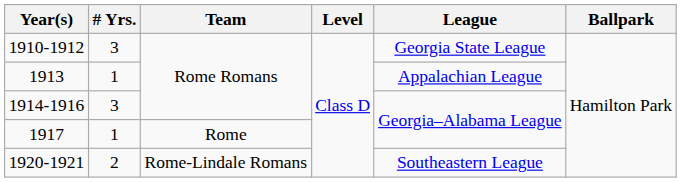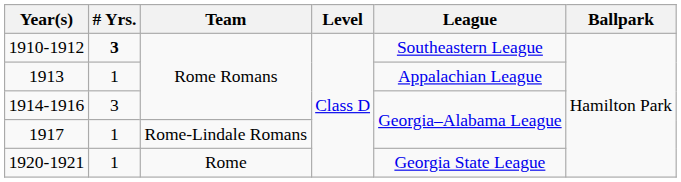(114, 47) normal -> (114, 47) bold
(470, 47) Georgia State League -> (470, 47) Southeastern League
(226, 134) Rome -> (226, 134) Rome-Lindale Romans
(114, 163) 2 -> (114, 163) 1
(226, 163) Rome-Lindale Romans -> (226, 163) Rome
(470, 163) Southeastern League -> (470, 163) Georgia State League
